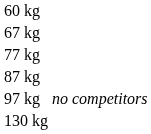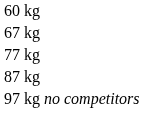- row: (26, 120)
